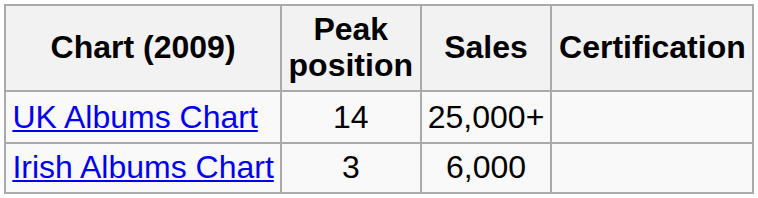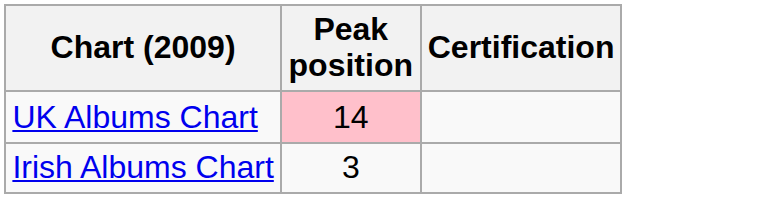- column: (486, 47)
(351, 116) no background -> (351, 116) pink background
